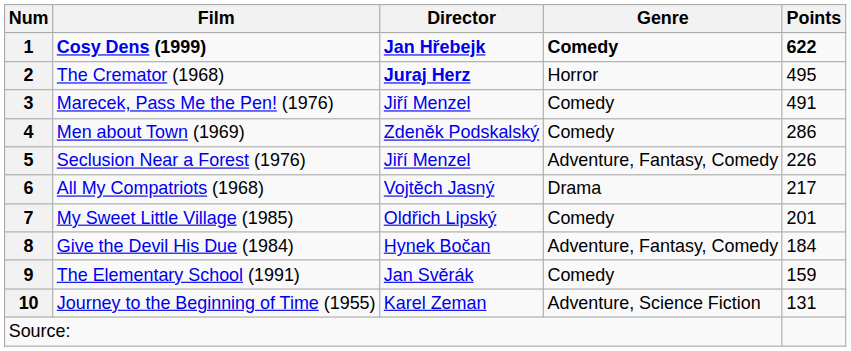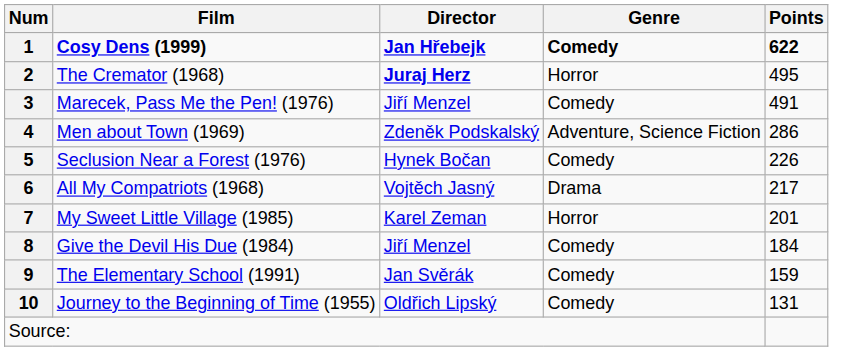(581, 132) Comedy -> (654, 132) Adventure, Science Fiction
(427, 160) Jiří Menzel -> (437, 160) Hynek Bočan
(663, 160) Adventure, Fantasy, Comedy -> (581, 160) Comedy
(440, 217) Oldřich Lipský -> (435, 217) Karel Zeman
(581, 217) Comedy -> (573, 217) Horror
(437, 246) Hynek Bočan -> (427, 246) Jiří Menzel
(663, 246) Adventure, Fantasy, Comedy -> (581, 246) Comedy
(435, 302) Karel Zeman -> (440, 302) Oldřich Lipský
(654, 302) Adventure, Science Fiction -> (581, 302) Comedy
